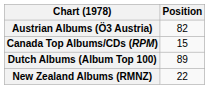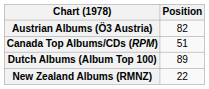(182, 44) 15 -> (182, 44) 51
